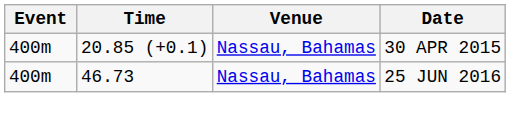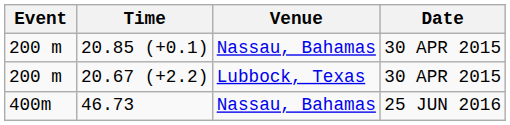(41, 48) 400m -> (35, 48) 200 m
+ row: (145, 77)
